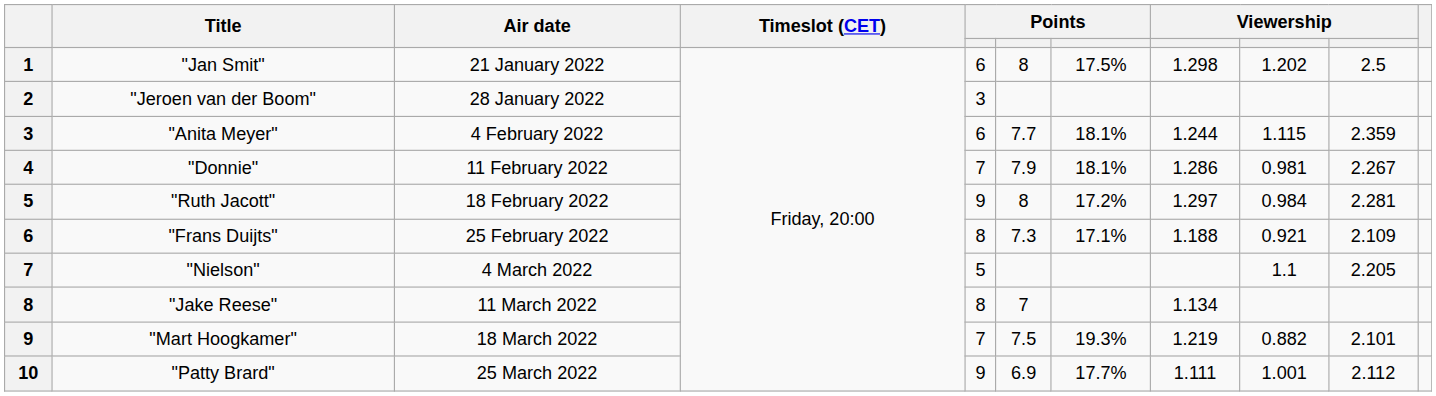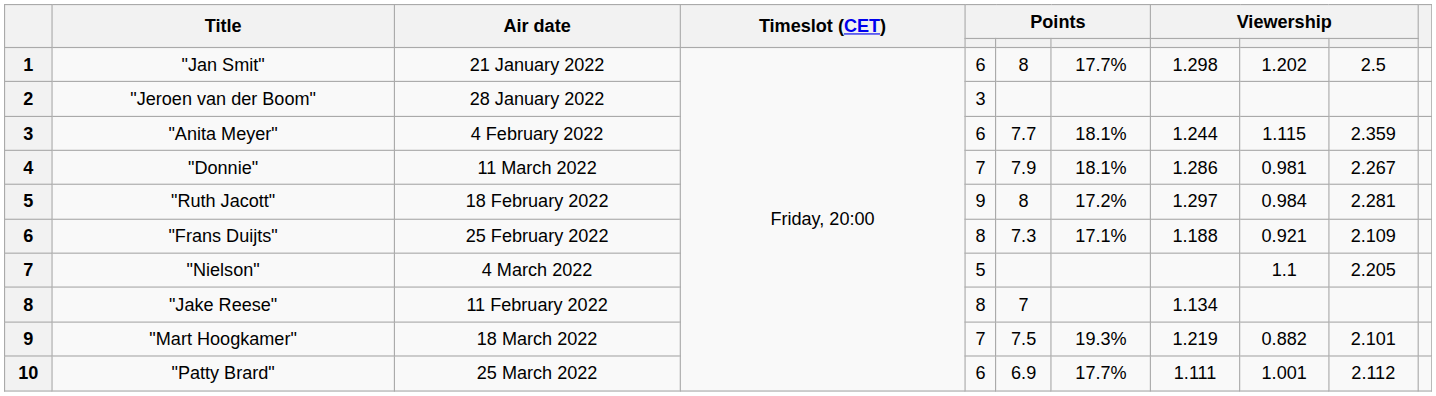(1101, 64) 17.5% -> (1101, 64) 17.7%
(537, 167) 11 February 2022 -> (537, 167) 11 March 2022
(537, 305) 11 March 2022 -> (537, 305) 11 February 2022
(981, 373) 9 -> (981, 373) 6
